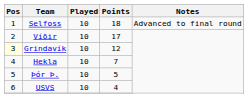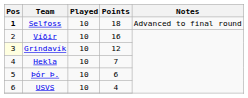(13, 23) normal -> (13, 23) bold
(116, 36) 17 -> (116, 36) 16
(116, 74) 5 -> (116, 74) 6
